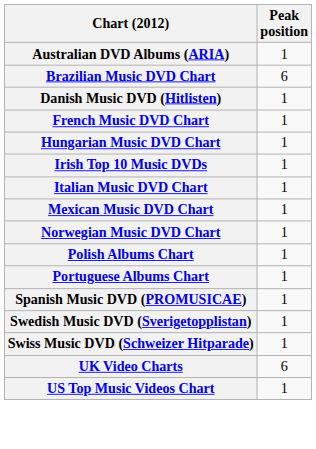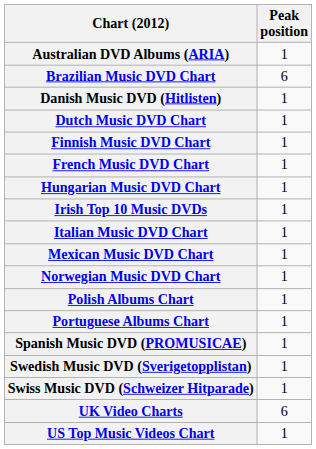+ row: (131, 120)
+ row: (131, 143)
